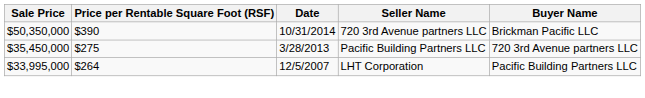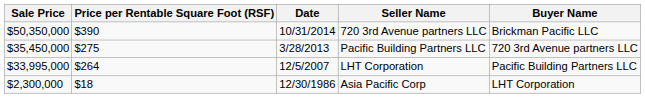+ row: (383, 84)
